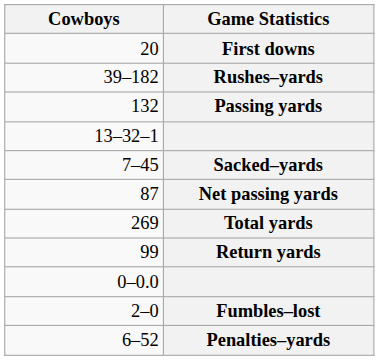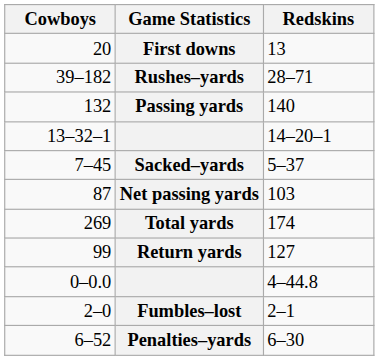+ column: (318, 19)
